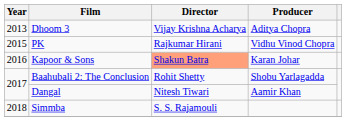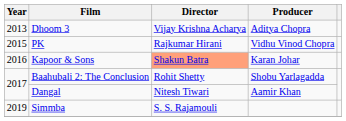(17, 108) 2018 -> (17, 108) 2019
